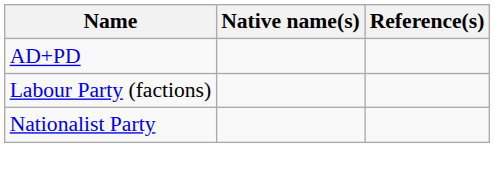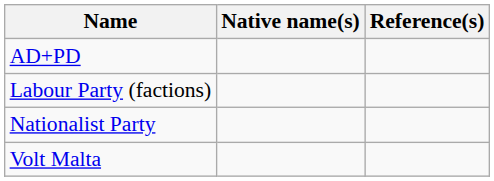+ row: (55, 158)
